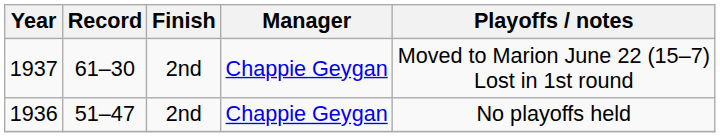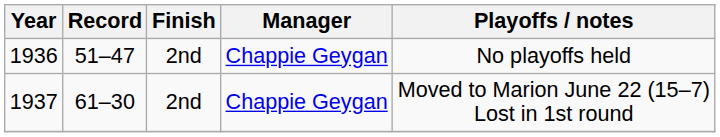rows swapped: (34, 114) <-> (34, 68)
